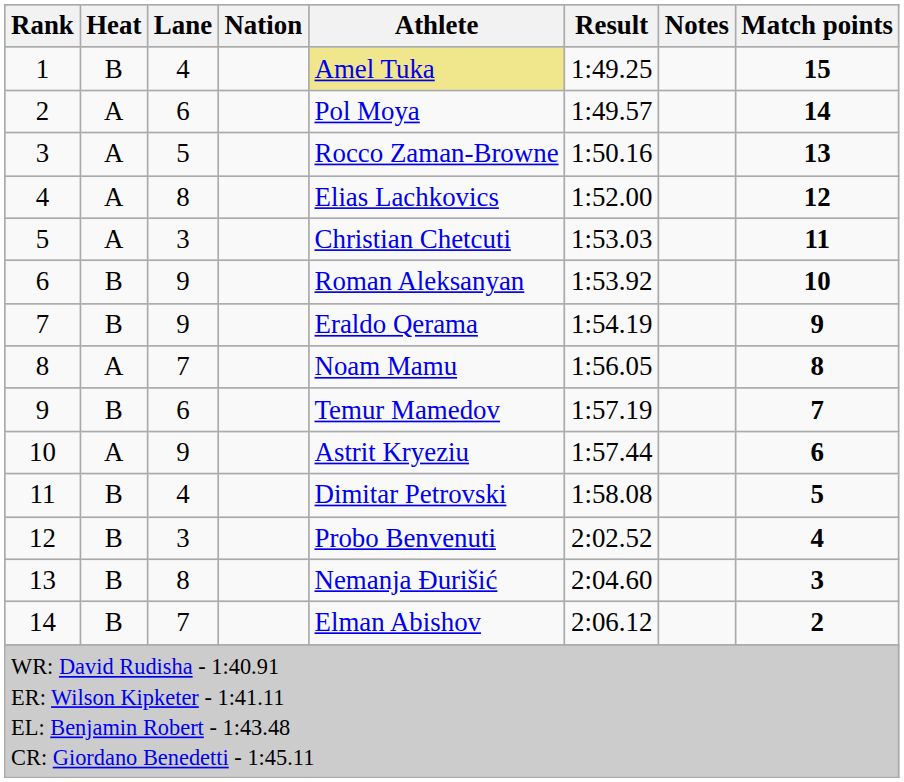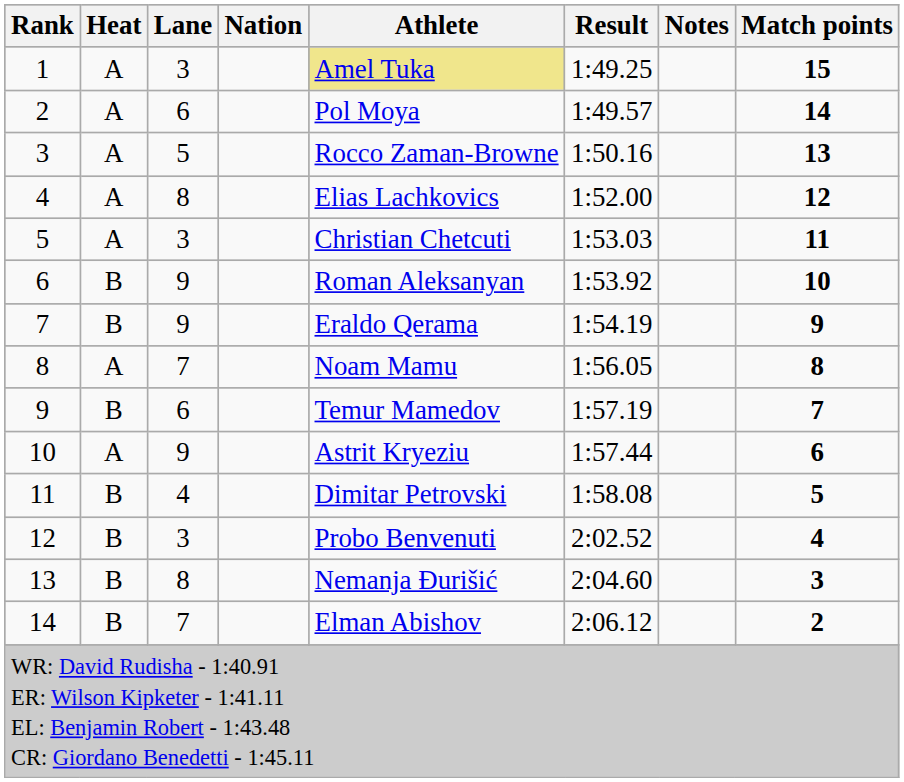(114, 68) B -> (114, 68) A
(183, 68) 4 -> (183, 68) 3
